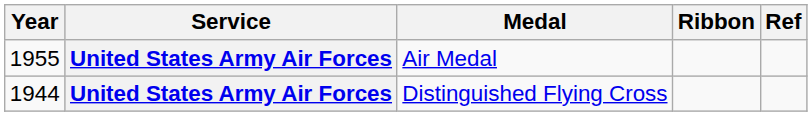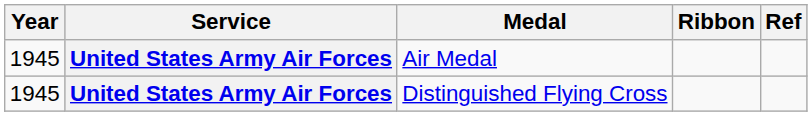(35, 57) 1955 -> (35, 57) 1945
(35, 93) 1944 -> (35, 93) 1945
